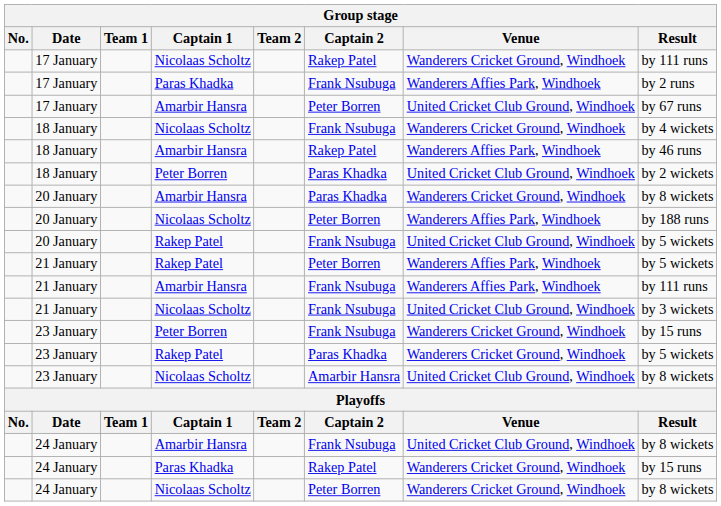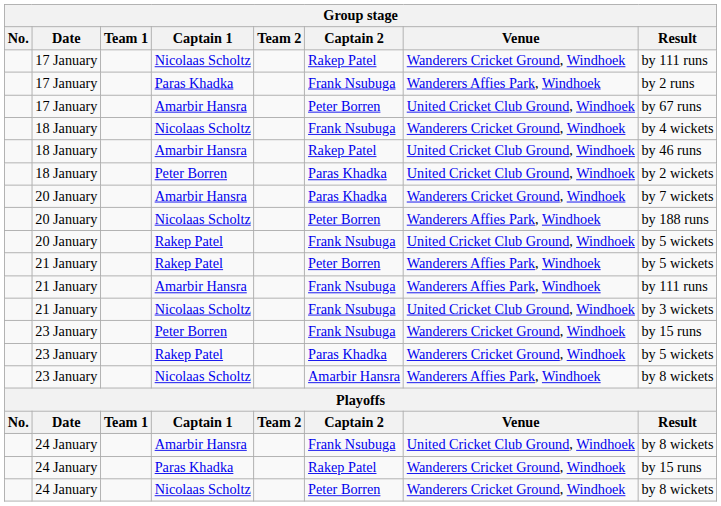(504, 151) Wanderers Affies Park, Windhoek -> (521, 151) United Cricket Club Ground, Windhoek
(677, 196) by 8 wickets -> (677, 196) by 7 wickets
(521, 377) United Cricket Club Ground, Windhoek -> (504, 377) Wanderers Affies Park, Windhoek
